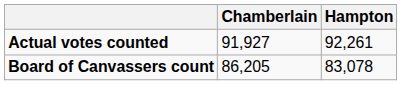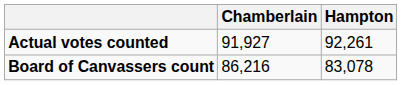(246, 67) 86,205 -> (246, 67) 86,216
